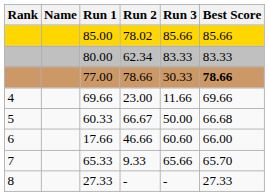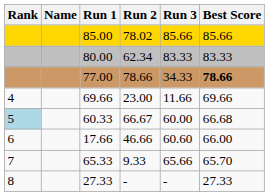(178, 77) 30.33 -> (178, 77) 34.33
(11, 118) no background -> (11, 118) lightblue background
(178, 118) 50.00 -> (178, 118) 60.00
